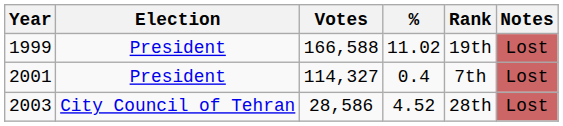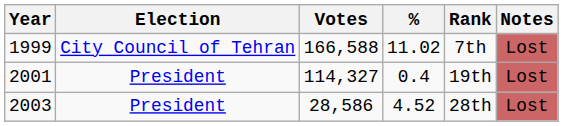(178, 48) President -> (178, 48) City Council of Tehran
(470, 48) 19th -> (470, 48) 7th
(470, 77) 7th -> (470, 77) 19th
(178, 106) City Council of Tehran -> (178, 106) President
